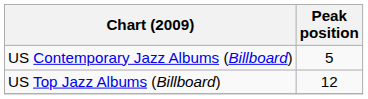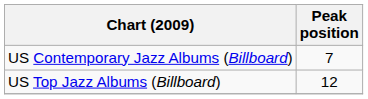(329, 57) 5 -> (329, 57) 7
